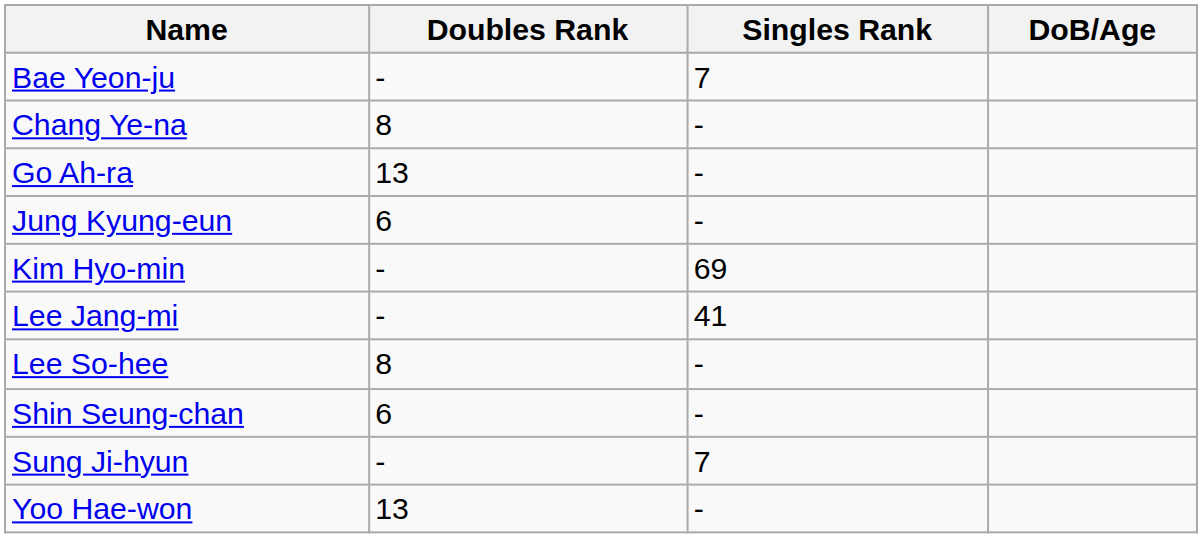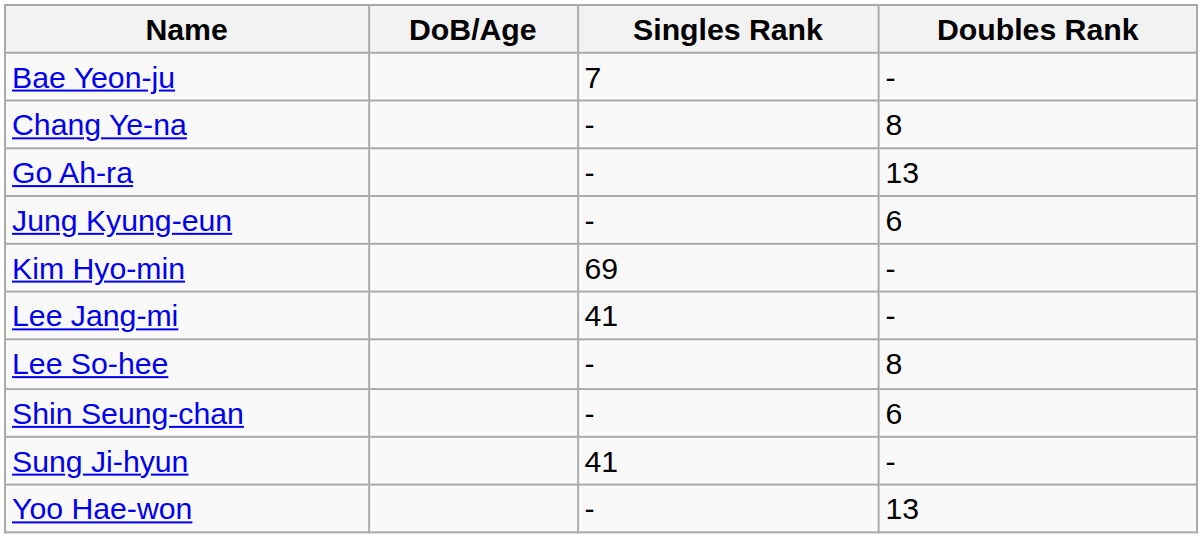columns swapped: (1092, 29) <-> (527, 29)
(702, 460) 7 -> (601, 460) 41
